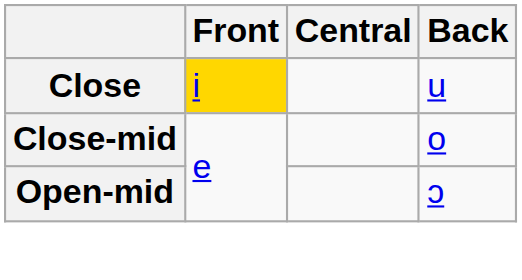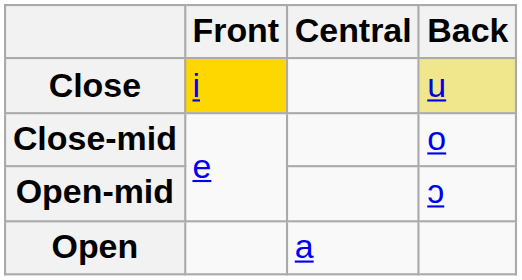(437, 85) no background -> (437, 85) khaki background
+ row: (95, 246)
